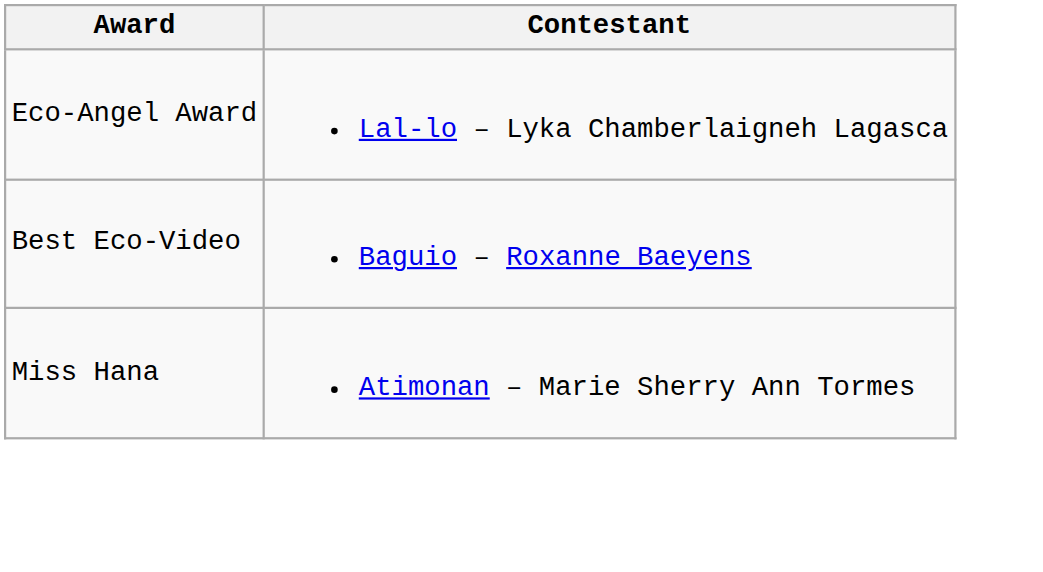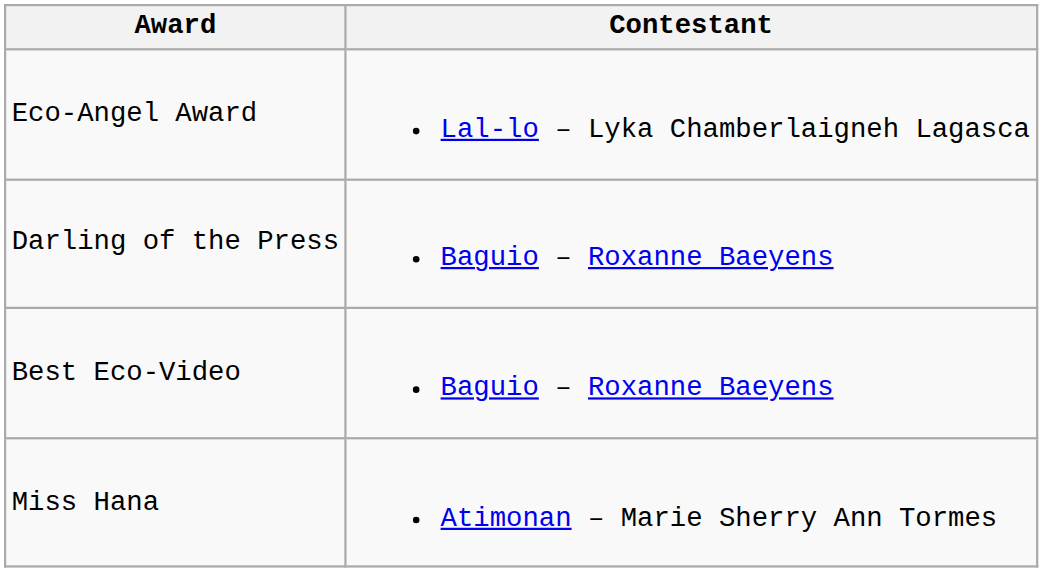+ row: (175, 244)
